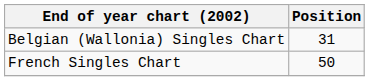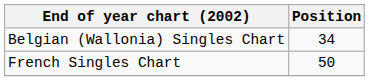(327, 40) 31 -> (327, 40) 34
